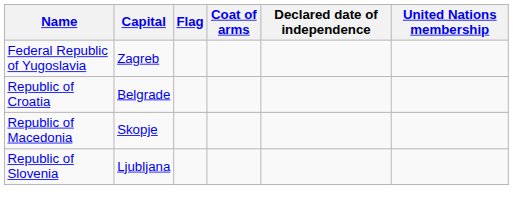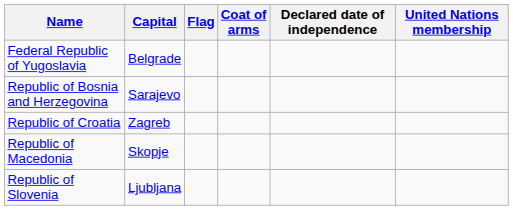(138, 58) Zagreb -> (155, 58) Belgrade
+ row: (63, 94)
(144, 94) Belgrade -> (149, 123) Zagreb
